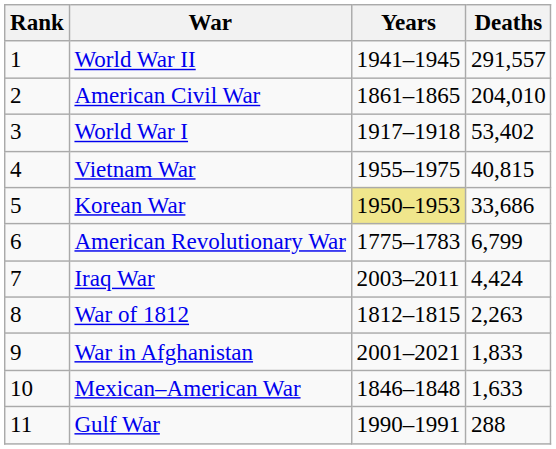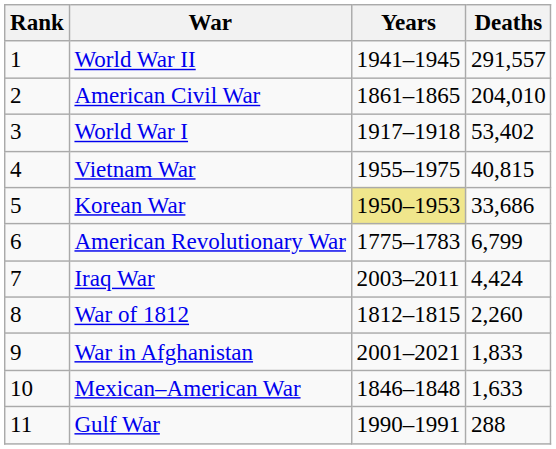(497, 315) 2,263 -> (497, 315) 2,260
